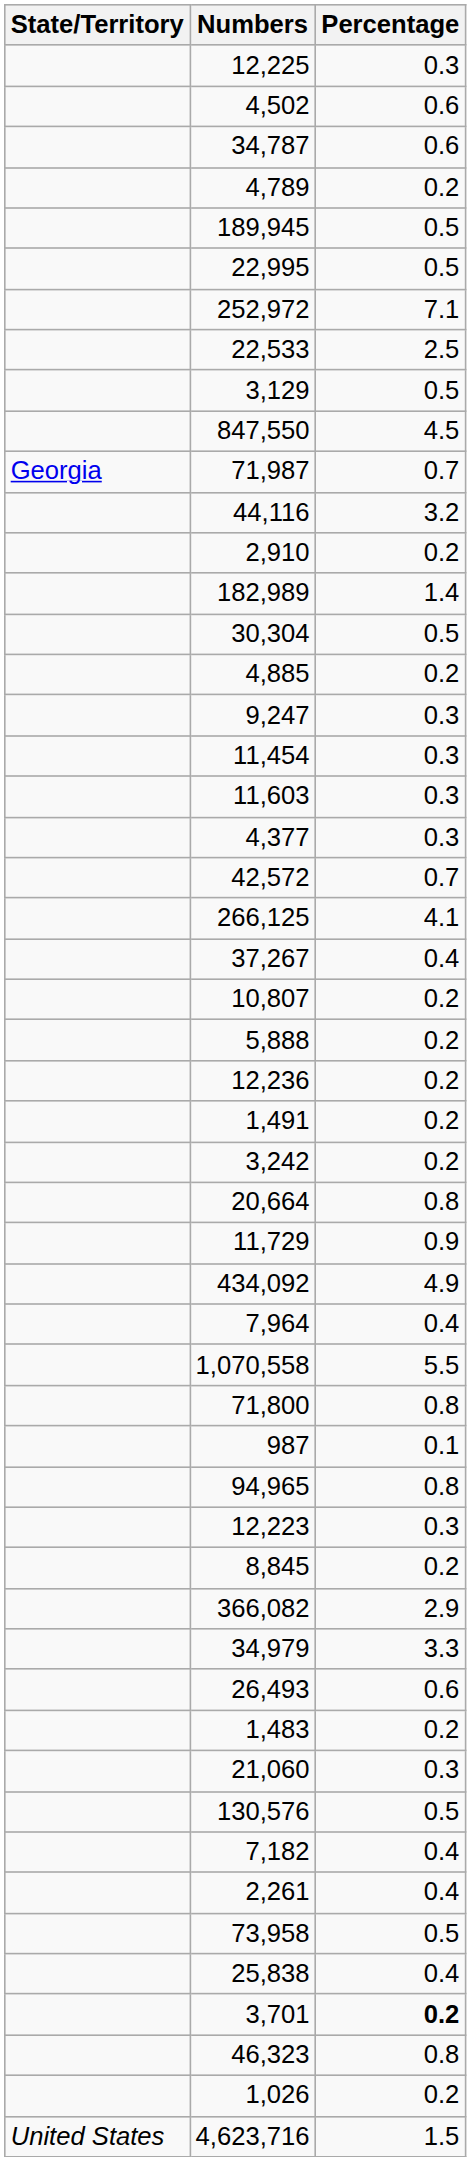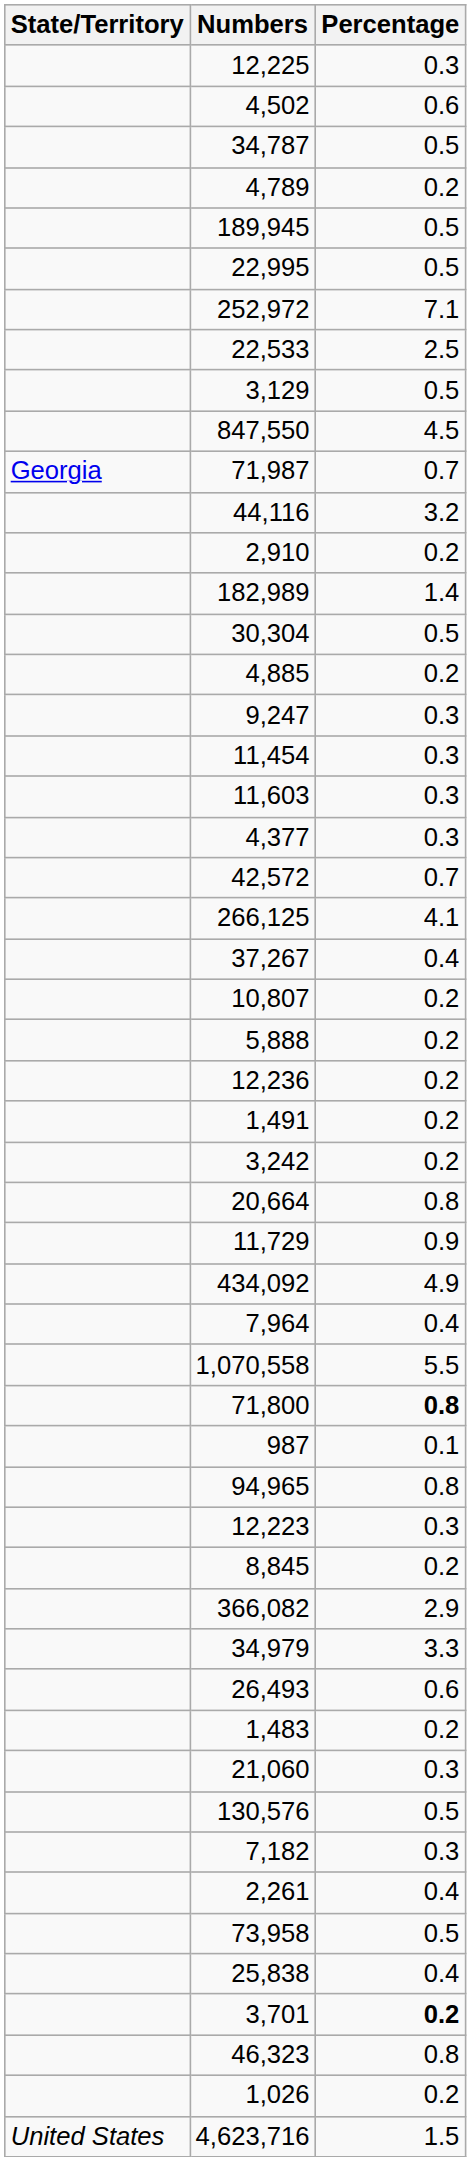(442, 146) 0.6 -> (442, 146) 0.5
(442, 1405) normal -> (442, 1405) bold
(442, 1851) 0.4 -> (442, 1851) 0.3
